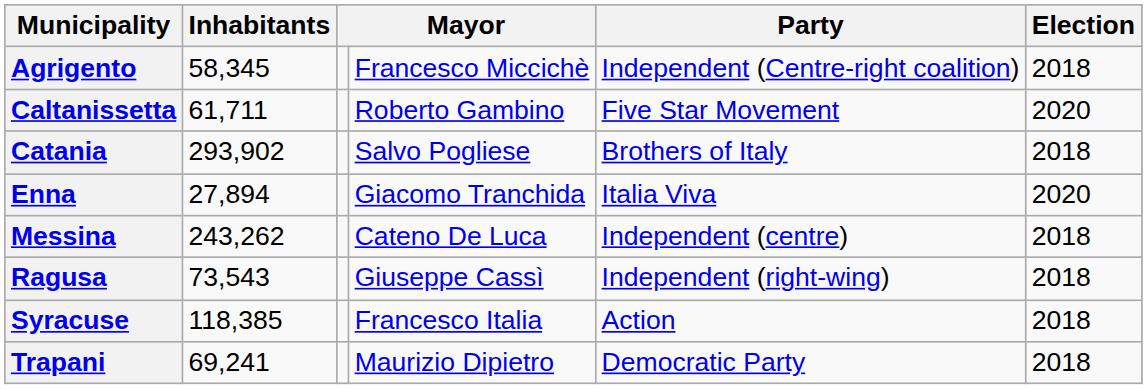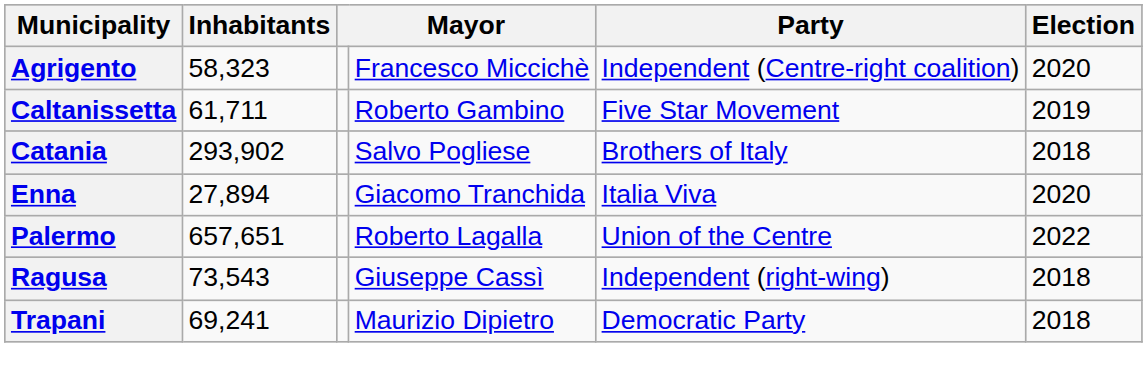(229, 67) 58,345 -> (229, 67) 58,323
(1061, 67) 2018 -> (1061, 67) 2020
(1061, 109) 2020 -> (1061, 109) 2019
- row: (63, 236)
+ row: (63, 236)
- row: (70, 320)
